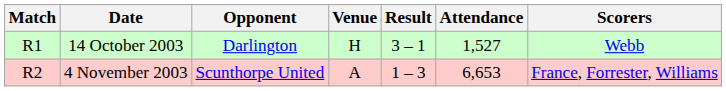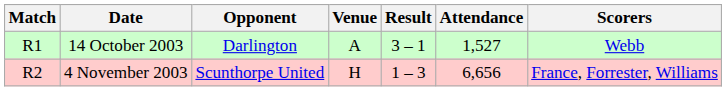(355, 45) H -> (355, 45) A
(355, 72) A -> (355, 72) H
(481, 72) 6,653 -> (481, 72) 6,656
